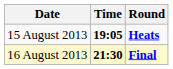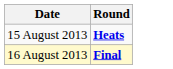- column: (108, 14)
